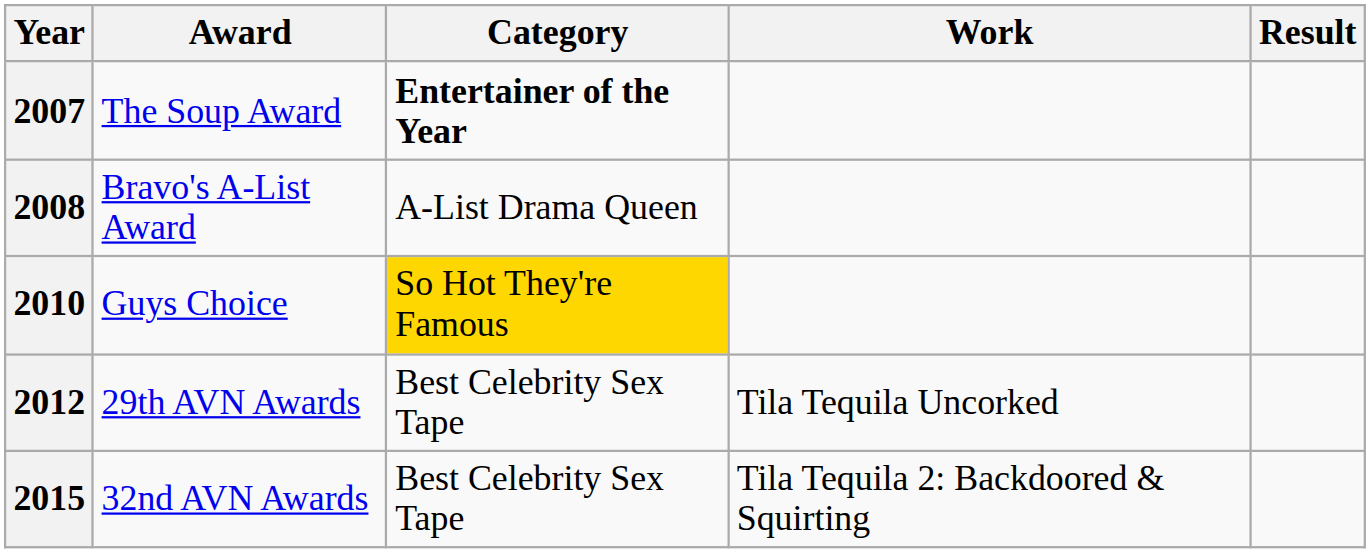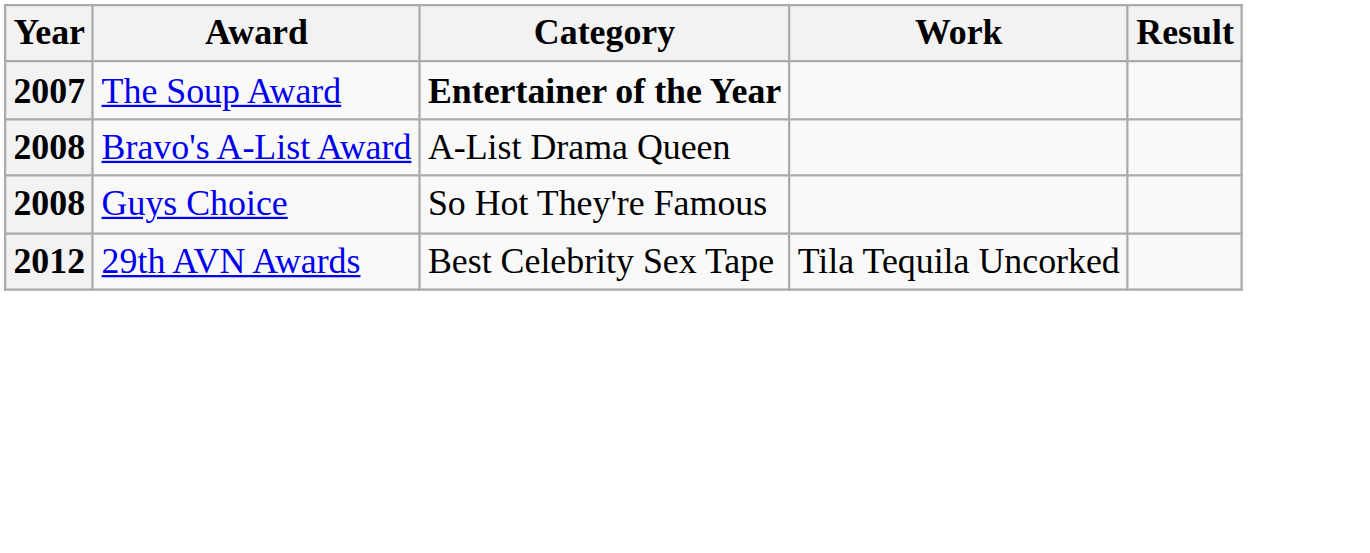(49, 304) 2010 -> (49, 203) 2008
(504, 304) gold background -> (598, 203) no background
- row: (235, 498)
